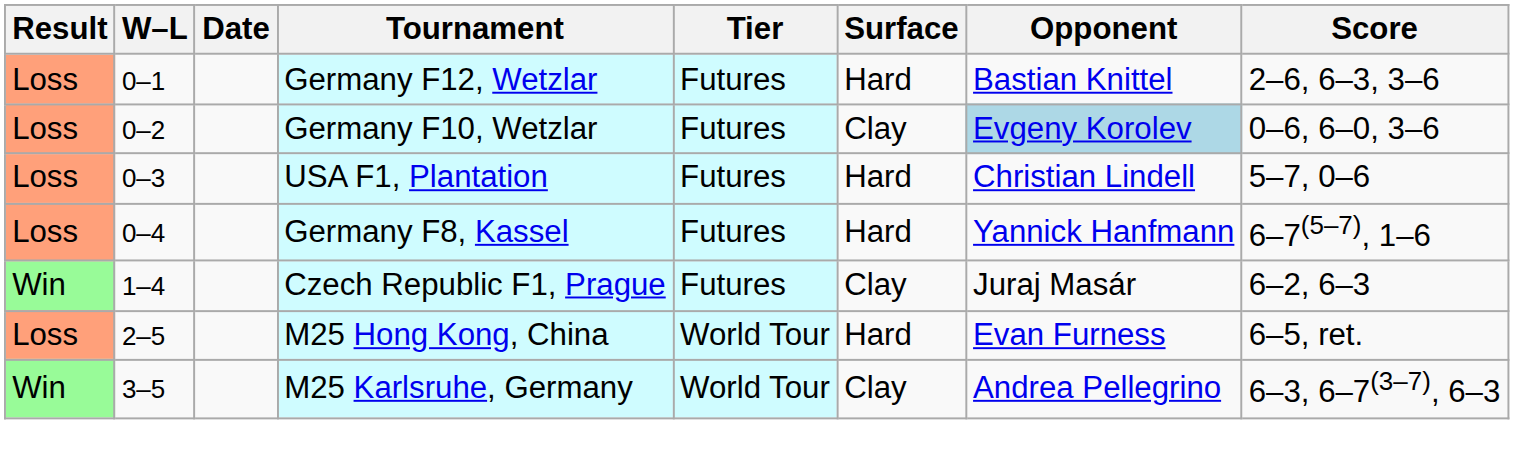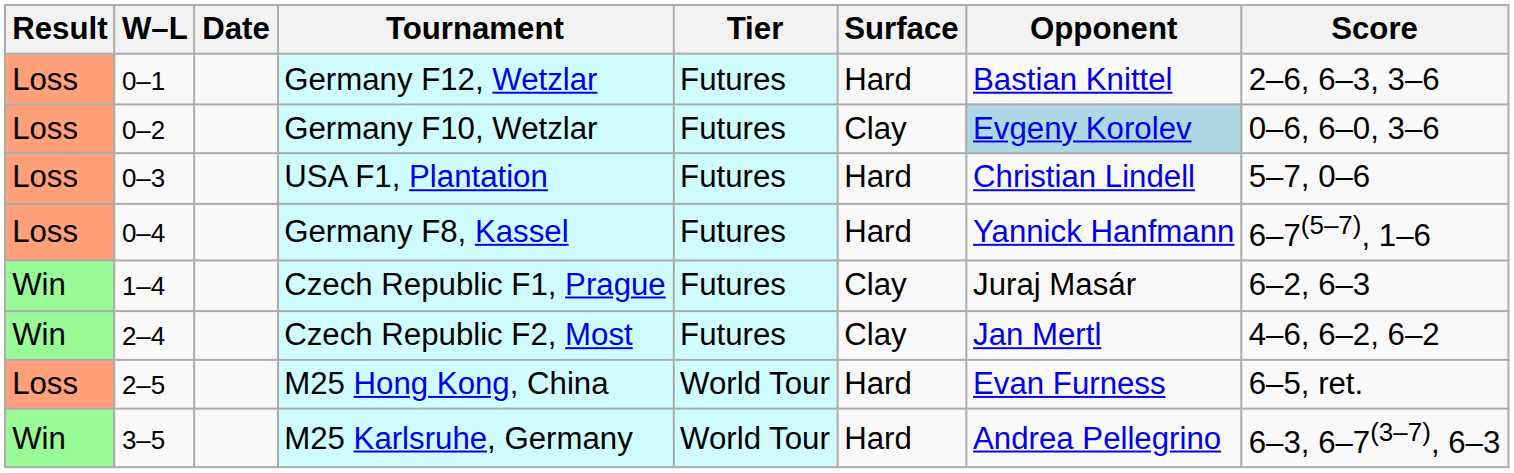+ row: (458, 334)
(875, 388) Clay -> (878, 437) Hard
